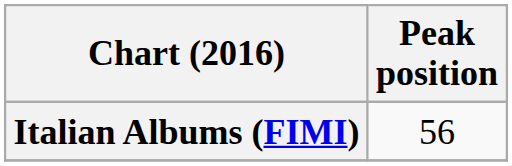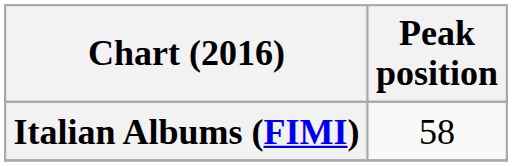(437, 130) 56 -> (437, 130) 58
